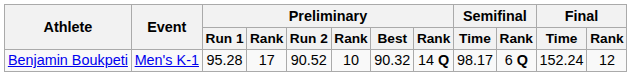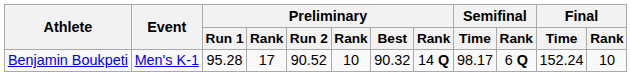(607, 60) 12 -> (607, 60) 10
